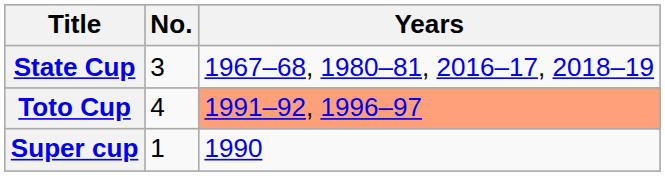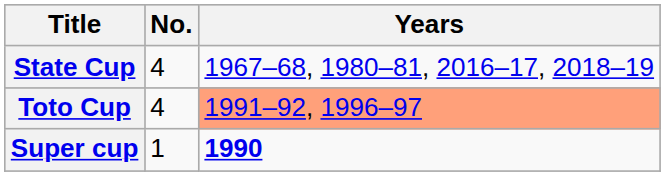(158, 66) 3 -> (158, 66) 4
(233, 149) normal -> (233, 149) bold
